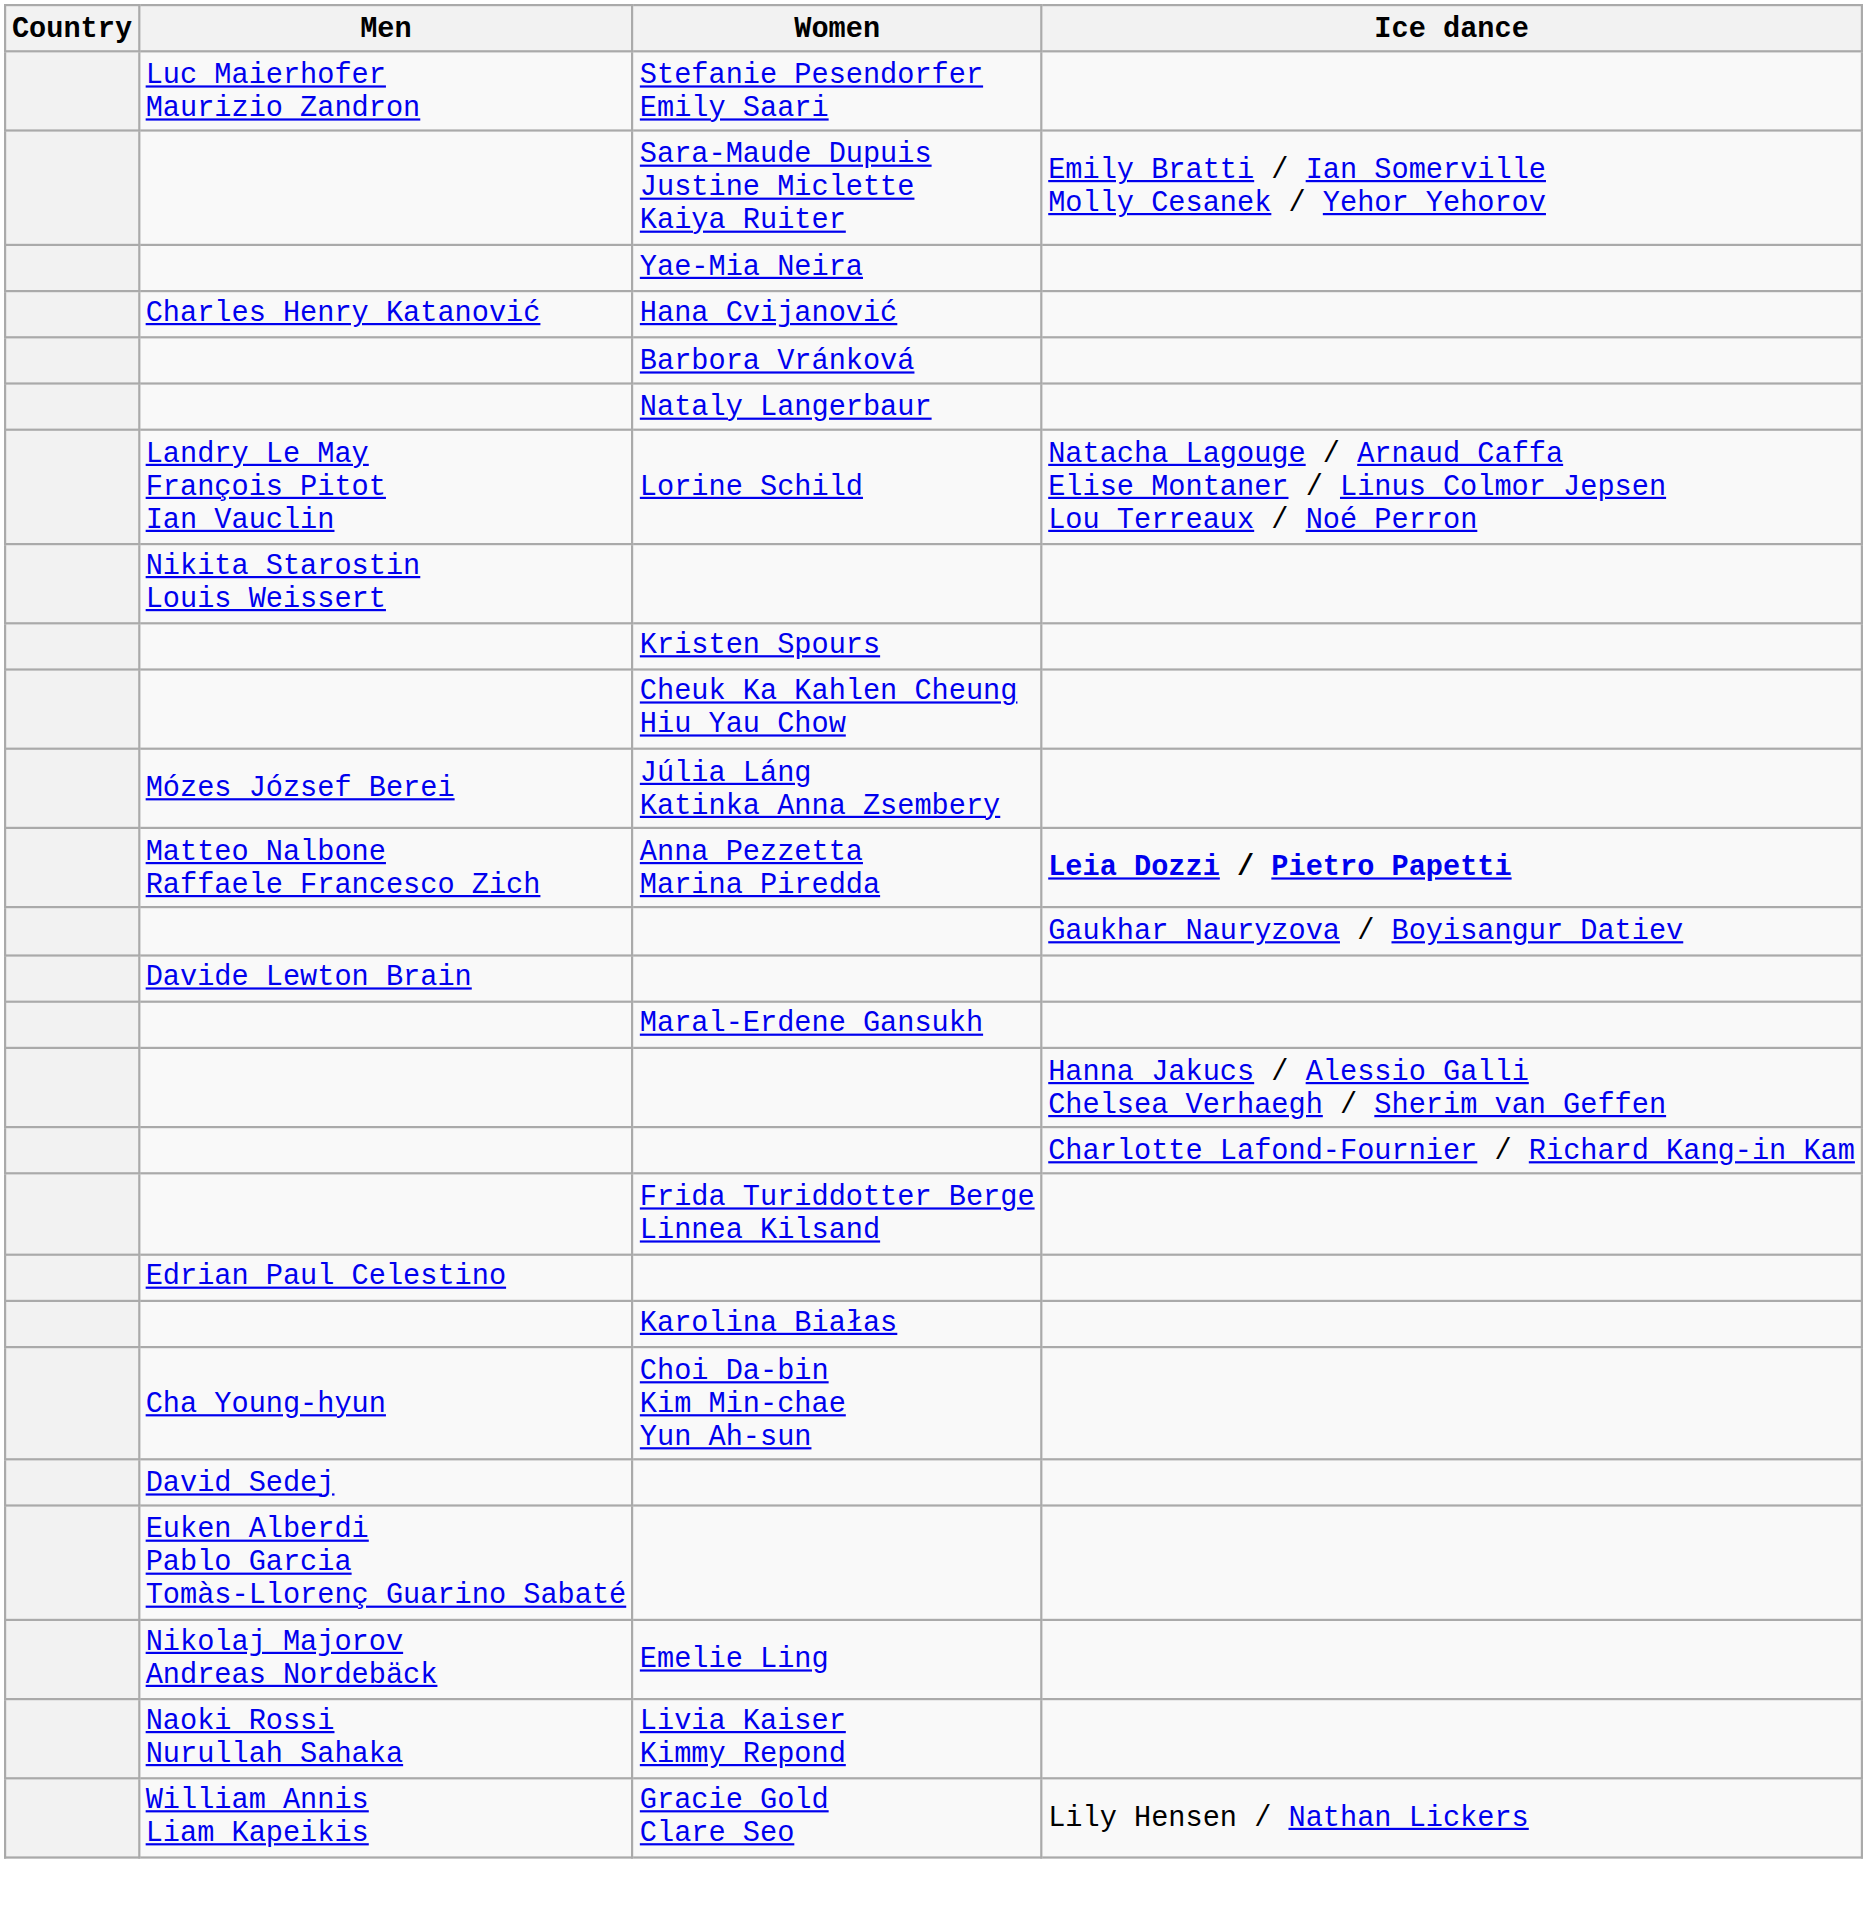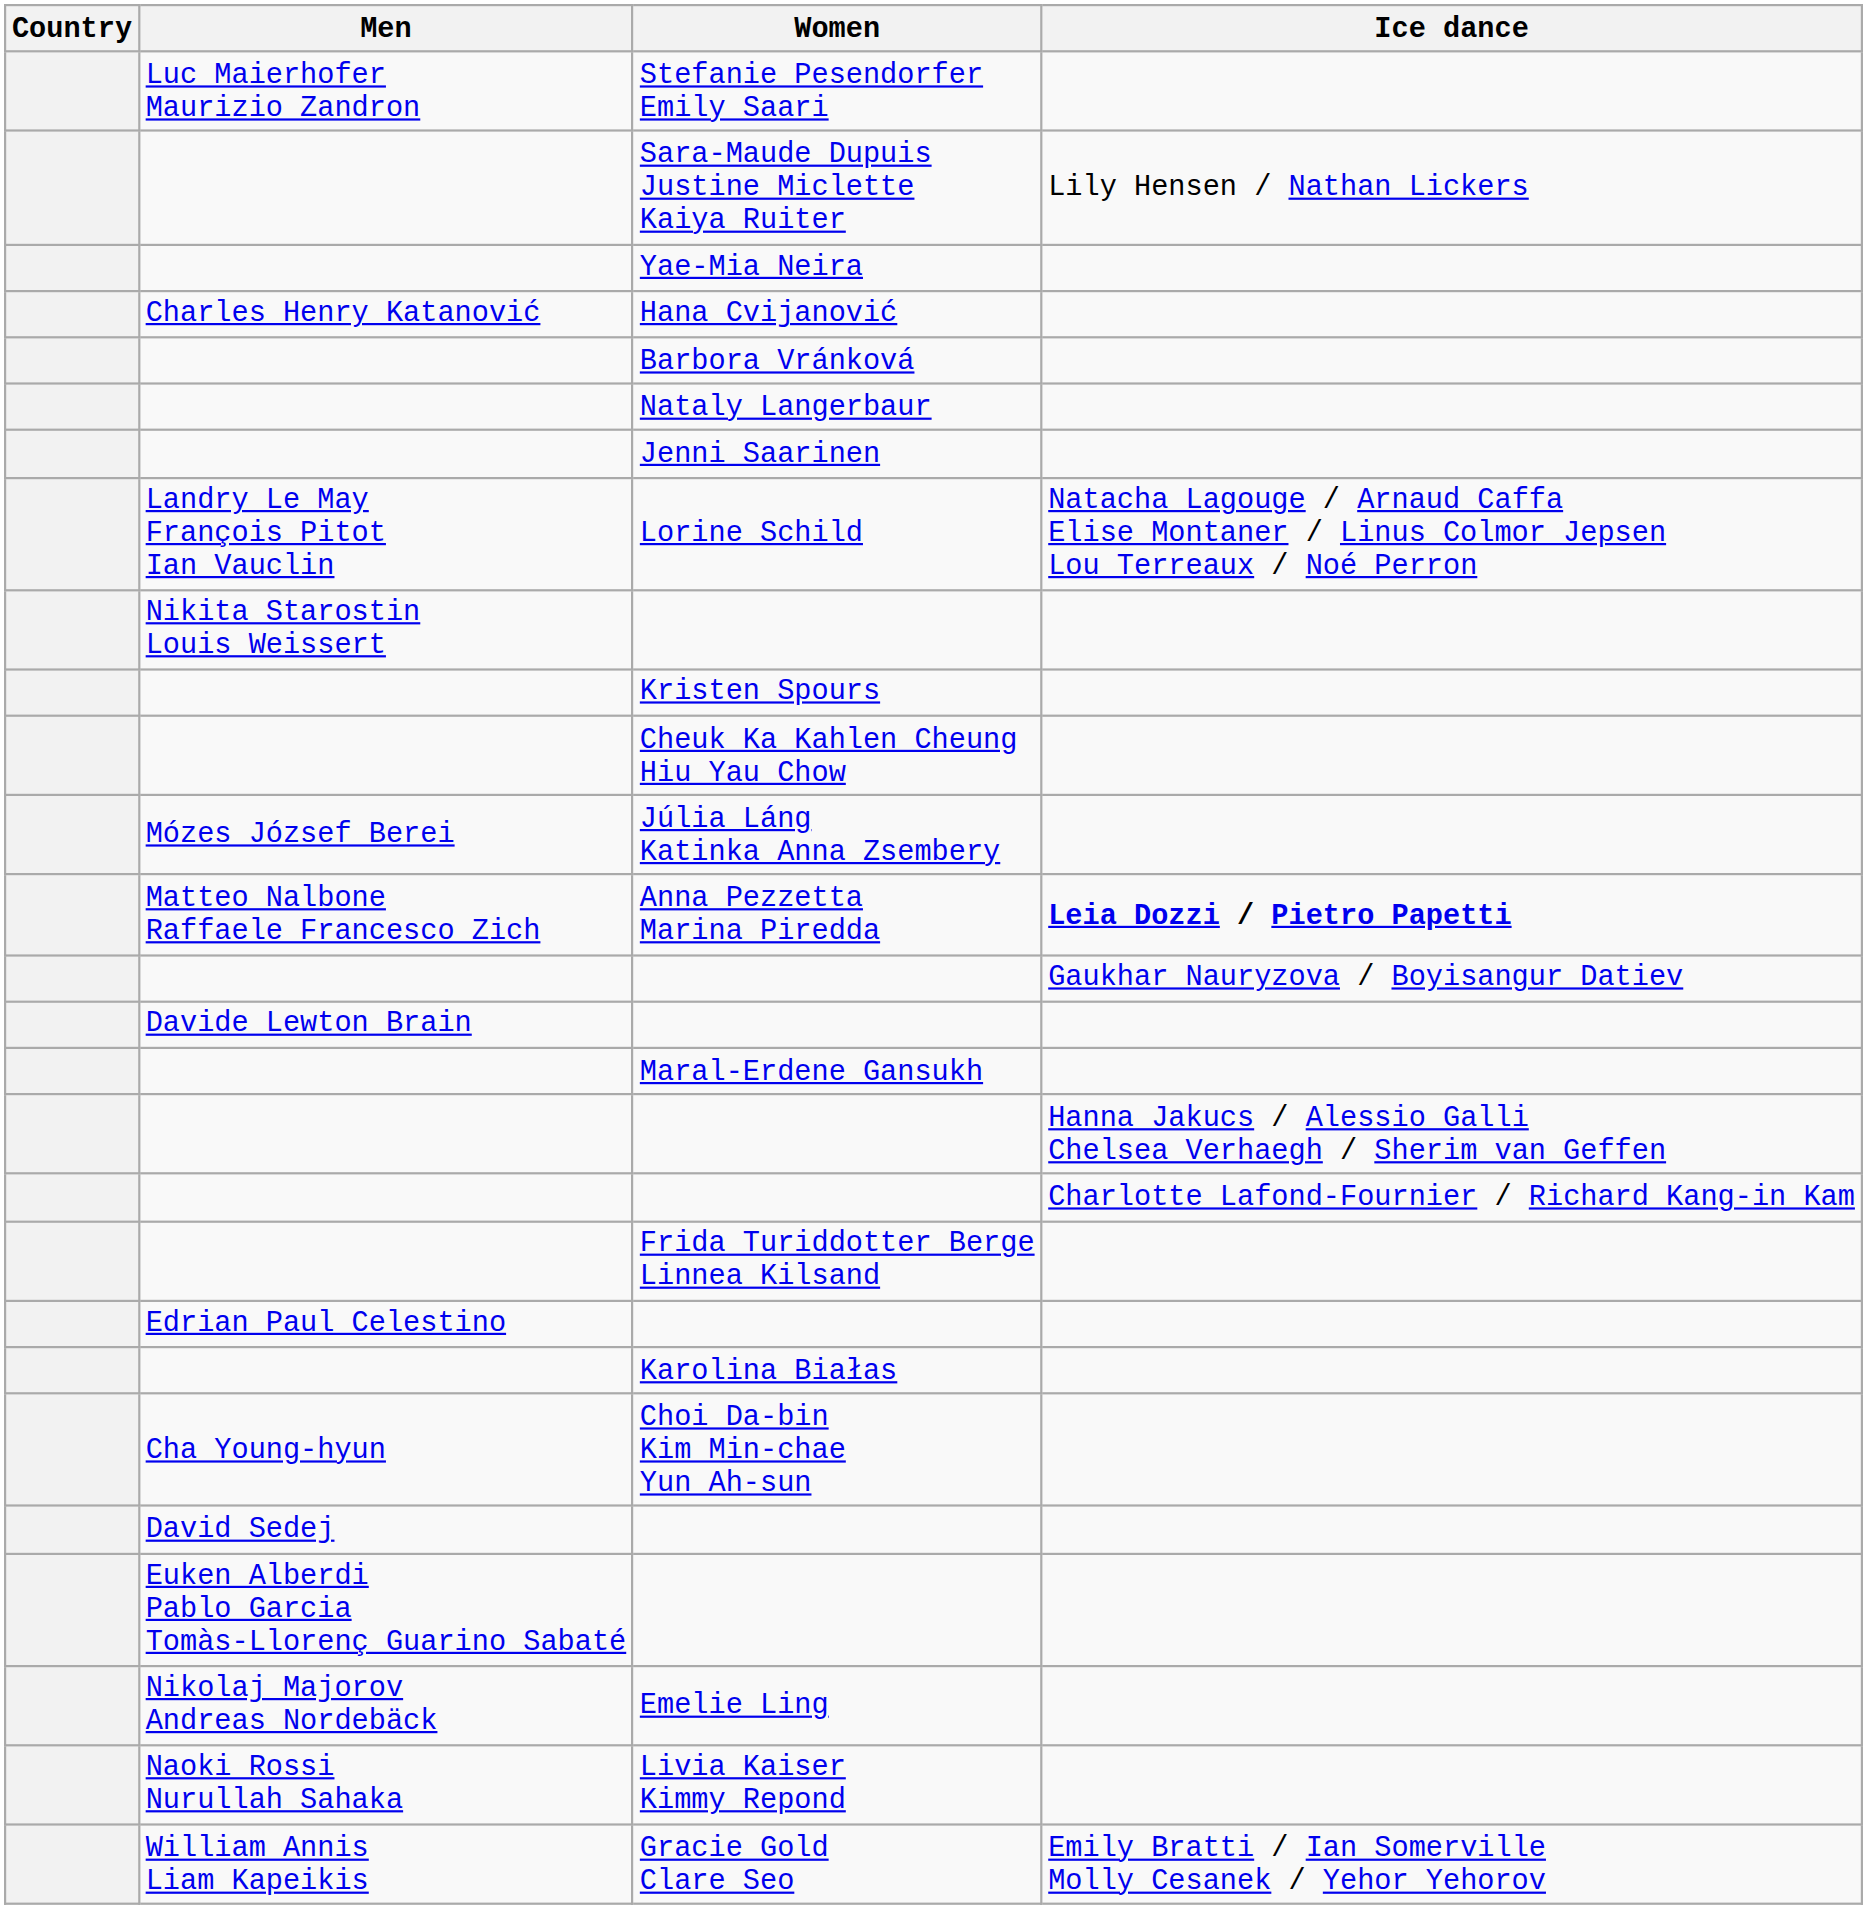(1297, 188) Emily Bratti / Ian Somerville Molly Cesanek / Yehor Yehorov -> (1288, 188) Lily Hensen / Nathan Lickers
+ row: (386, 454)
(1288, 1818) Lily Hensen / Nathan Lickers -> (1297, 1864) Emily Bratti / Ian Somerville Molly Cesanek / Yehor Yehorov
